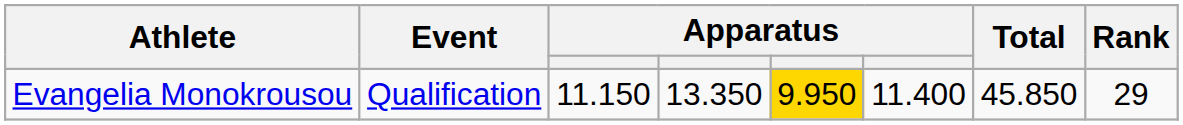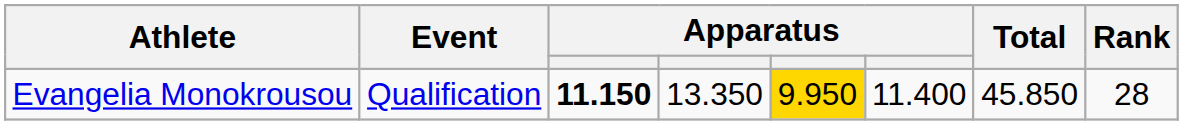(603, 95) normal -> (604, 95) bold
(1131, 95) 29 -> (1132, 95) 28
